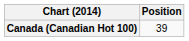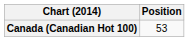(162, 28) 39 -> (162, 28) 53
